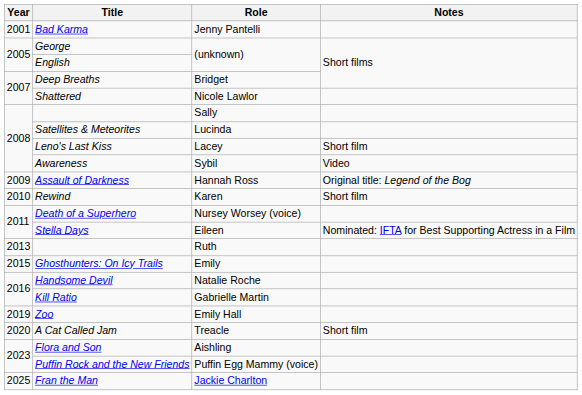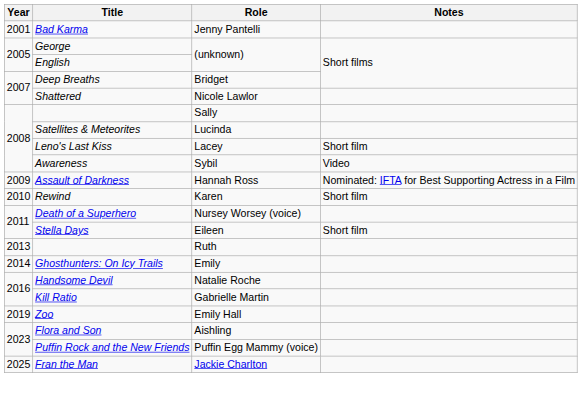(397, 180) Original title: Legend of the Bog -> (449, 180) Nominated: IFTA for Best Supporting Actress in a Film
(449, 230) Nominated: IFTA for Best Supporting Actress in a Film -> (345, 230) Short film
(19, 264) 2015 -> (19, 264) 2014
- row: (76, 331)
